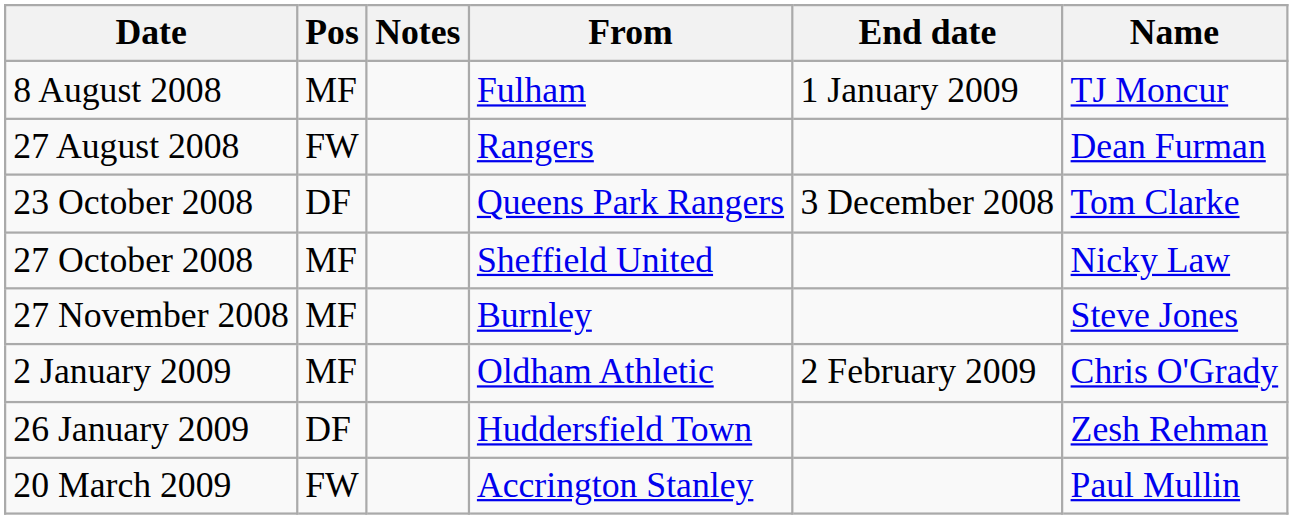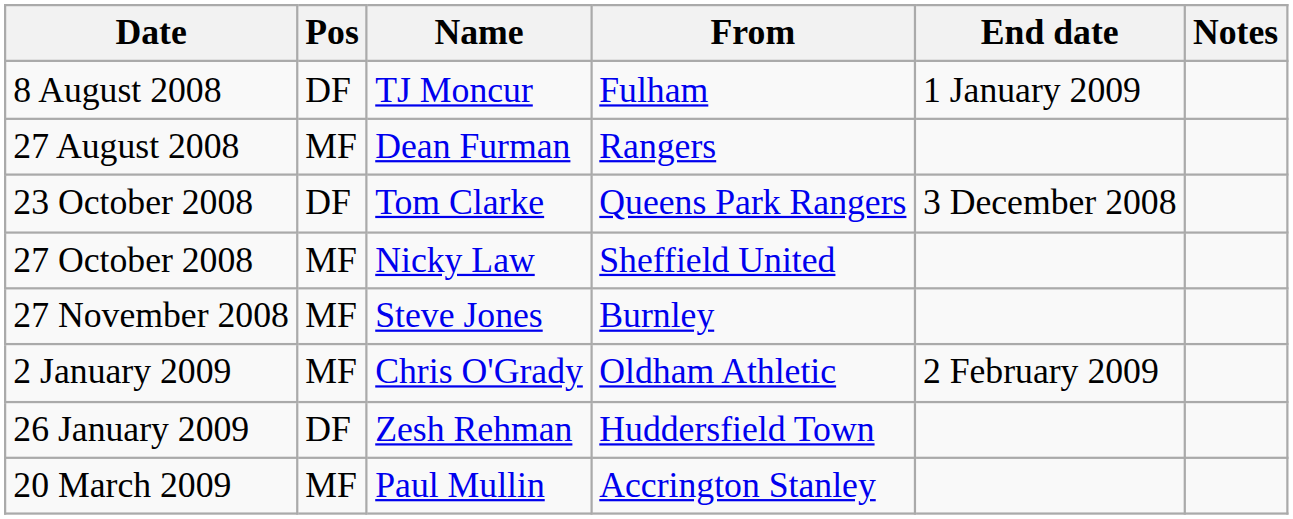columns swapped: (1174, 32) <-> (418, 32)
(331, 89) MF -> (328, 89) DF
(332, 145) FW -> (331, 145) MF
(332, 485) FW -> (331, 485) MF
